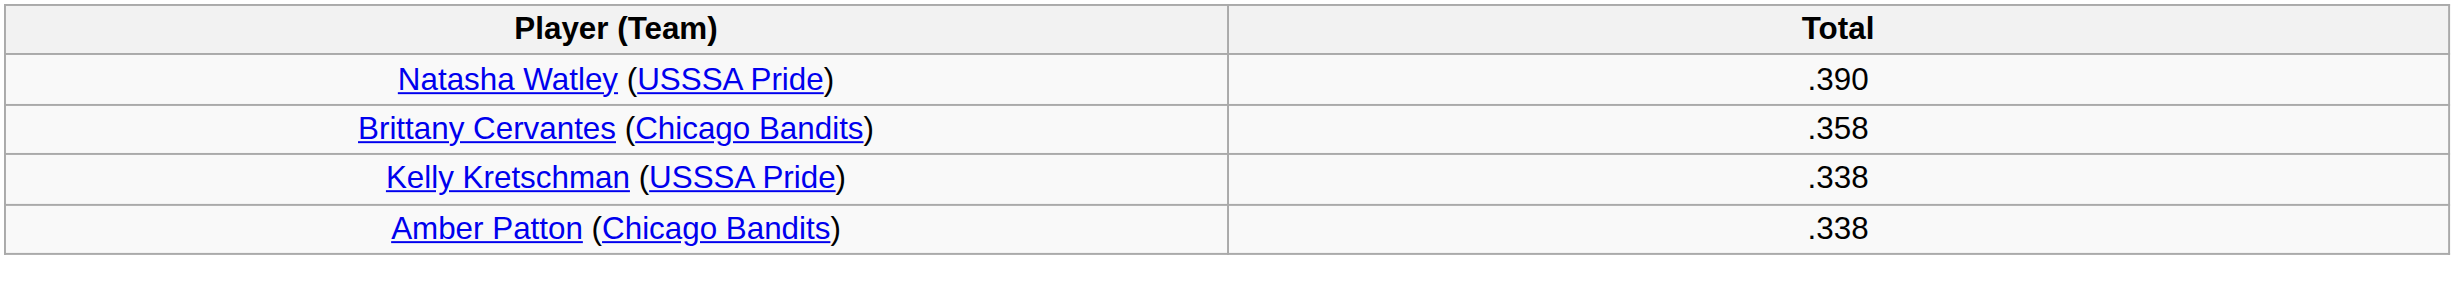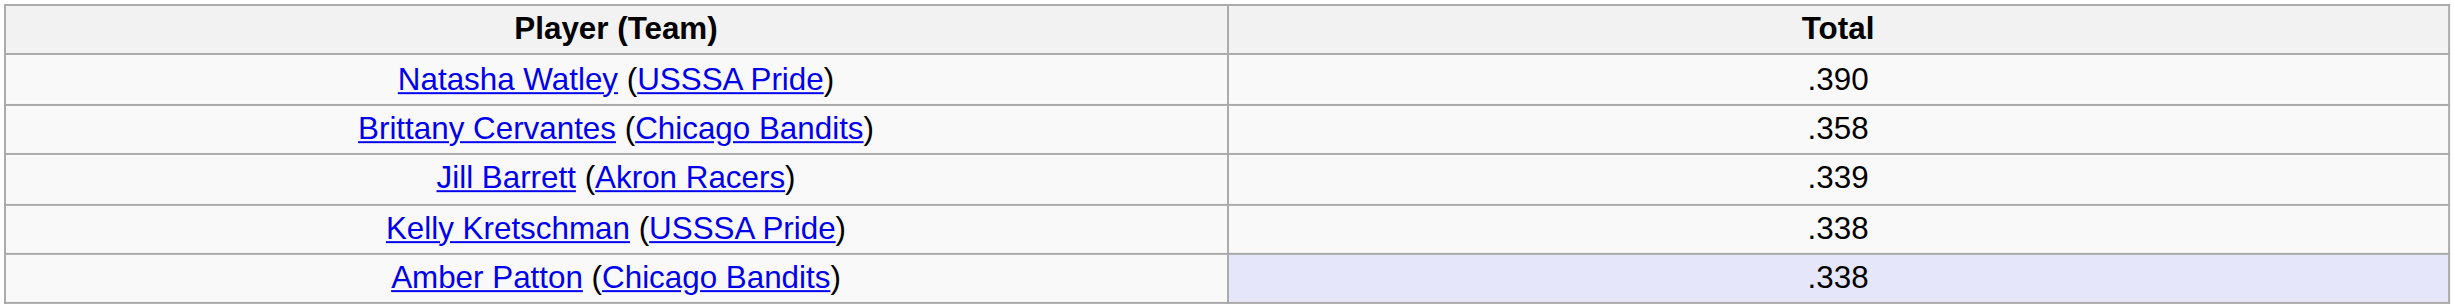+ row: (616, 178)
(1838, 228) no background -> (1838, 278) lavender background
